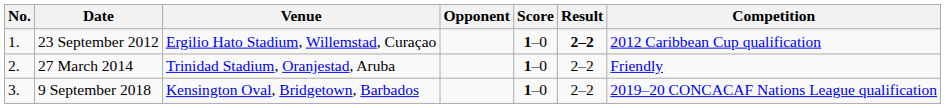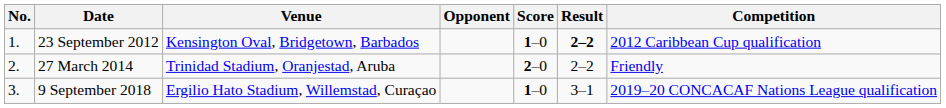(301, 41) Ergilio Hato Stadium, Willemstad, Curaçao -> (292, 41) Kensington Oval, Bridgetown, Barbados
(535, 66) 1–0 -> (535, 66) 2–0
(292, 90) Kensington Oval, Bridgetown, Barbados -> (301, 90) Ergilio Hato Stadium, Willemstad, Curaçao
(582, 90) 2–2 -> (582, 90) 3–1
